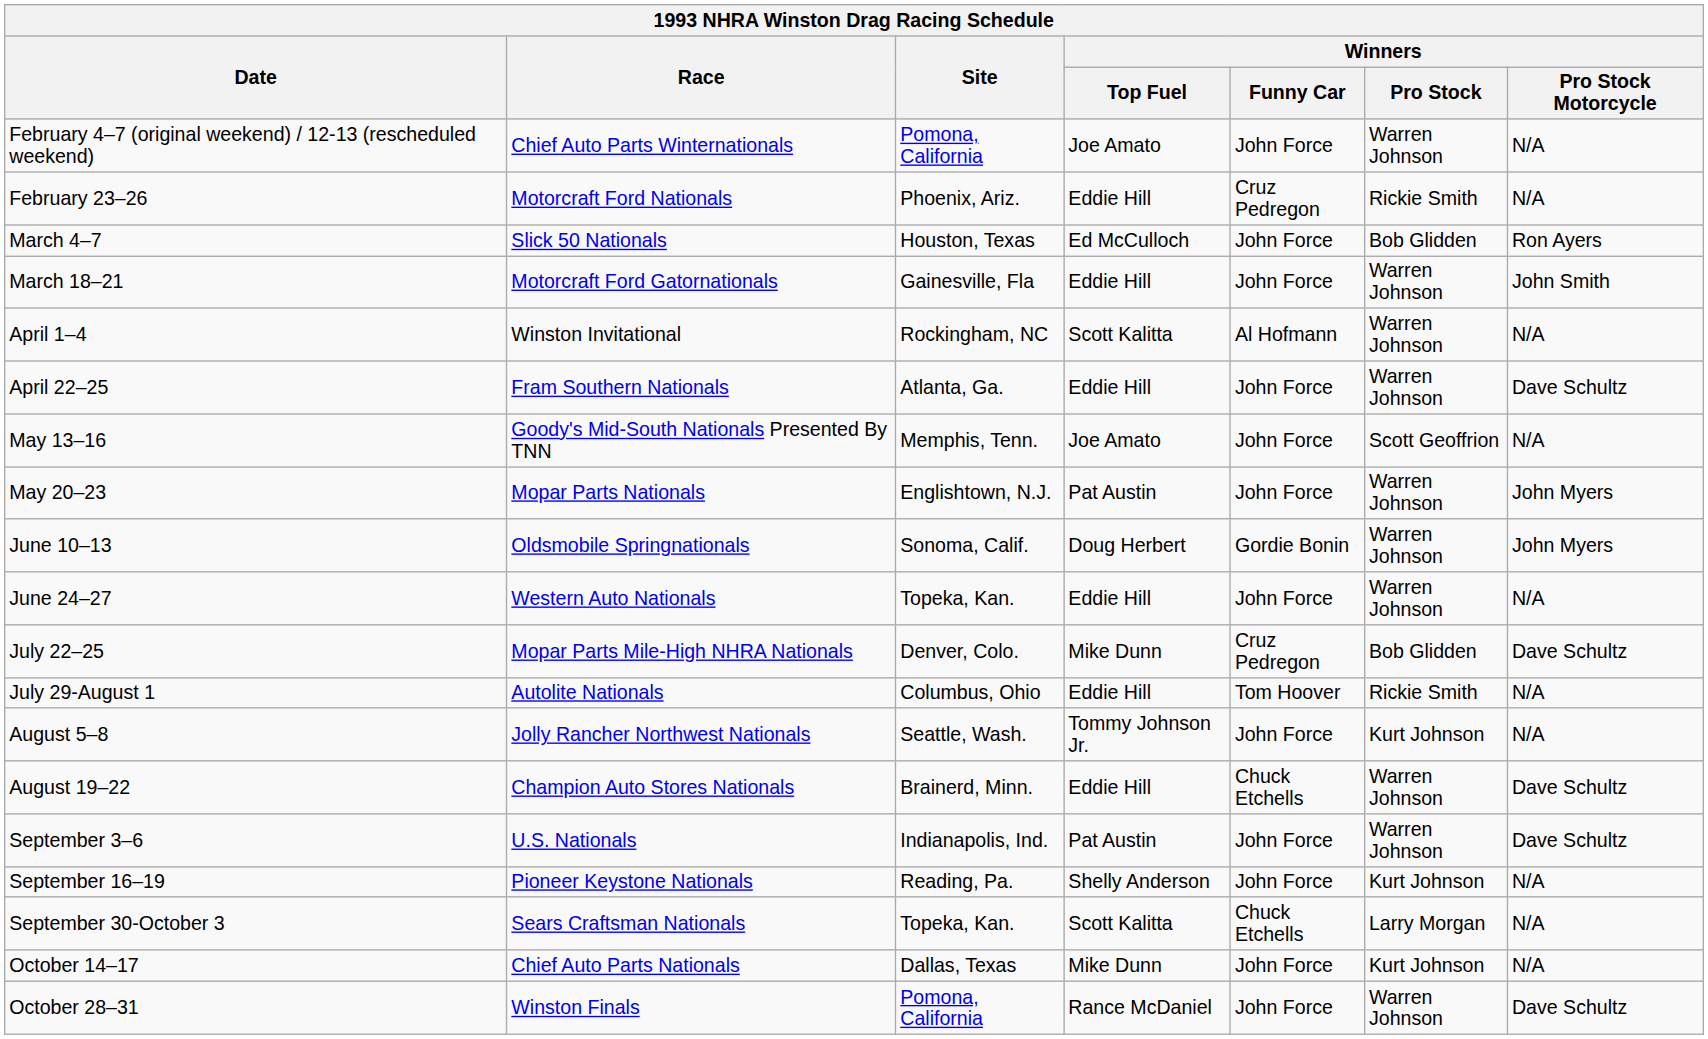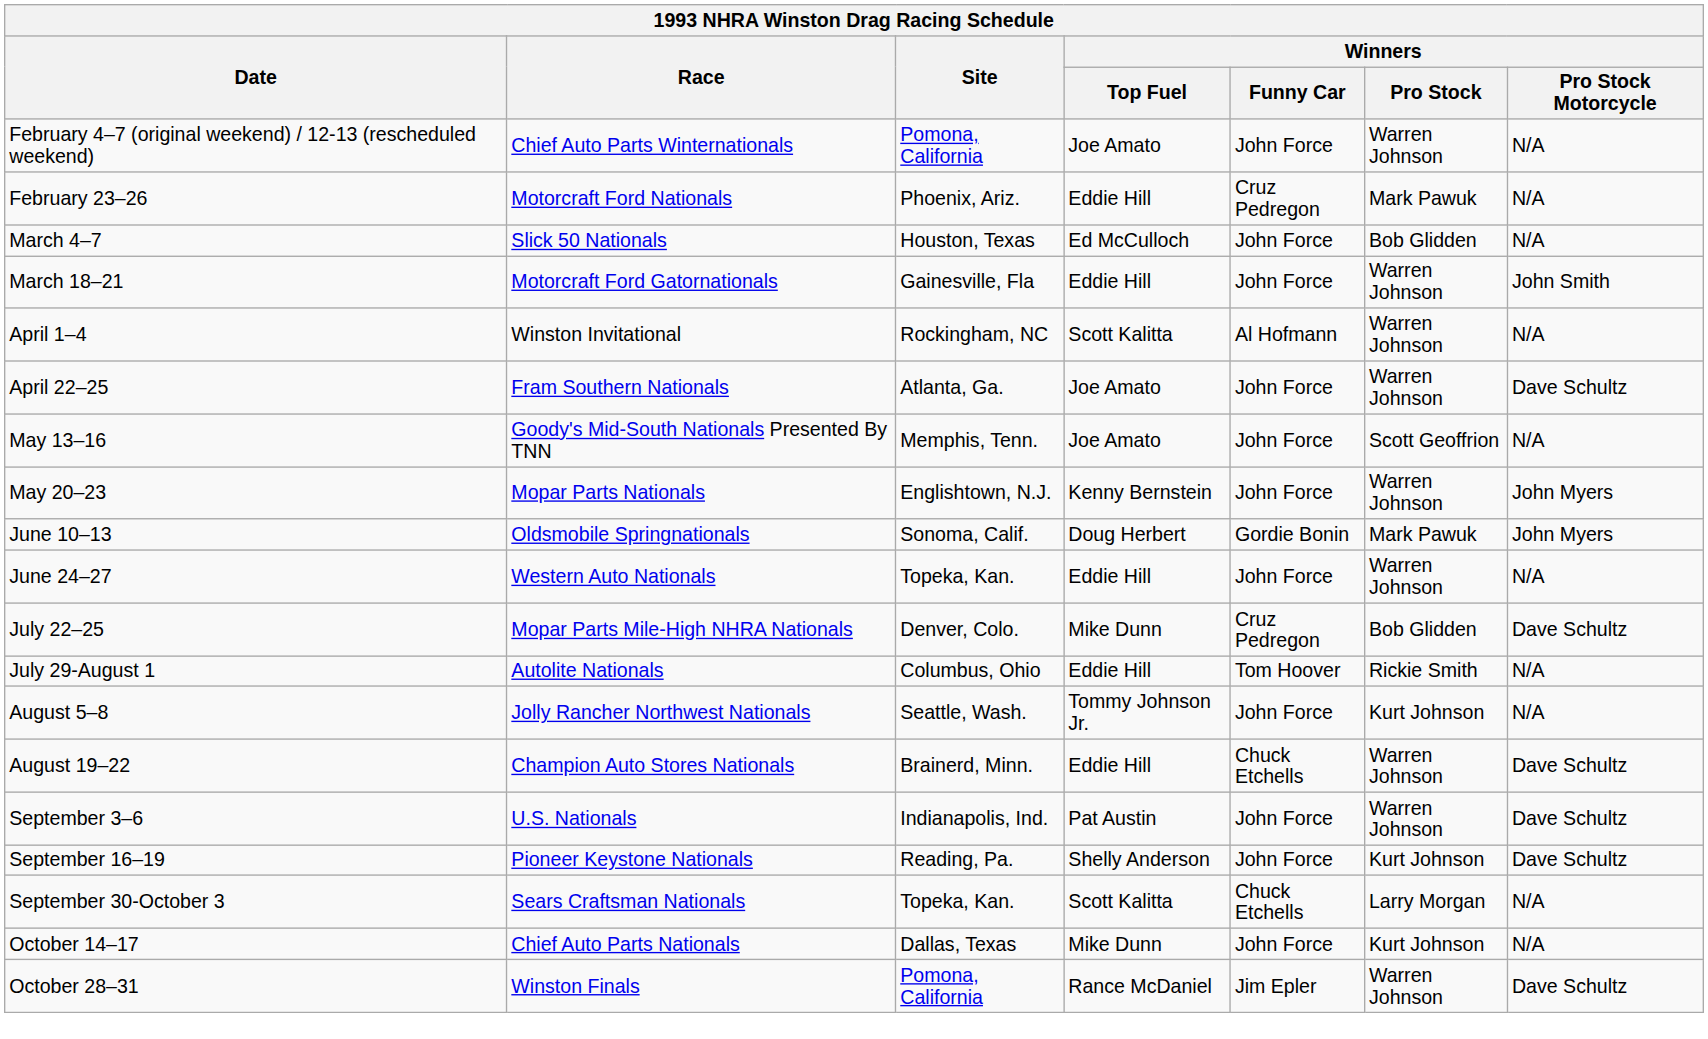(1423, 199) Rickie Smith -> (1423, 199) Mark Pawuk
(1557, 241) Ron Ayers -> (1528, 241) N/A
(1110, 388) Eddie Hill -> (1115, 388) Joe Amato
(1112, 493) Pat Austin -> (1140, 493) Kenny Bernstein
(1406, 546) Warren Johnson -> (1423, 535) Mark Pawuk
(1528, 882) N/A -> (1570, 860) Dave Schultz
(1284, 1008) John Force -> (1276, 986) Jim Epler
